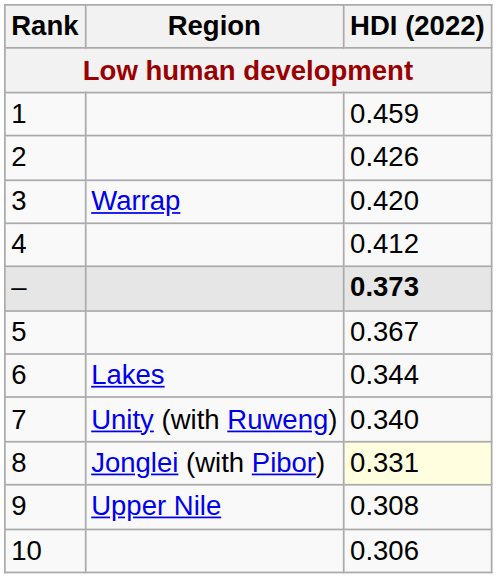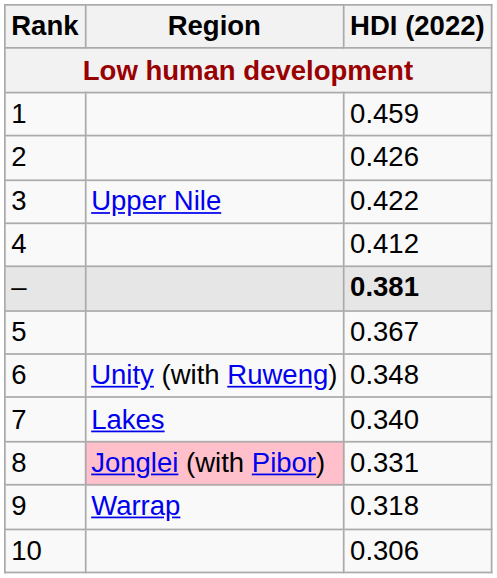(136, 200) Warrap -> (156, 200) Upper Nile
(385, 200) 0.420 -> (385, 200) 0.422
(385, 288) 0.373 -> (385, 288) 0.381
(128, 375) Lakes -> (214, 375) Unity (with Ruweng)
(385, 375) 0.344 -> (385, 375) 0.348
(214, 419) Unity (with Ruweng) -> (128, 419) Lakes
(208, 462) no background -> (208, 462) pink background
(385, 462) lightyellow background -> (385, 462) no background
(156, 506) Upper Nile -> (136, 506) Warrap
(385, 506) 0.308 -> (385, 506) 0.318
